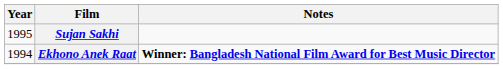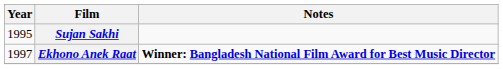(20, 53) 1994 -> (20, 53) 1997
